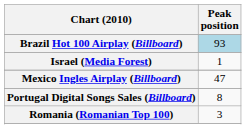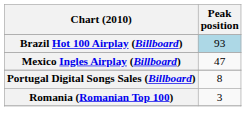- row: (101, 61)
